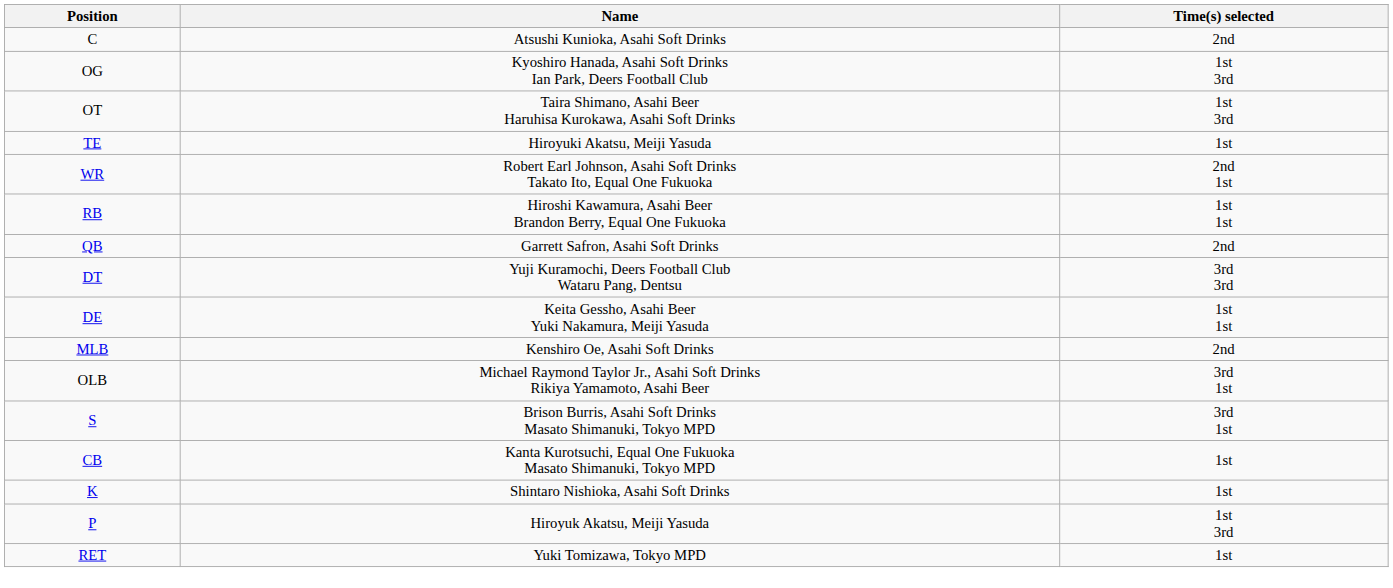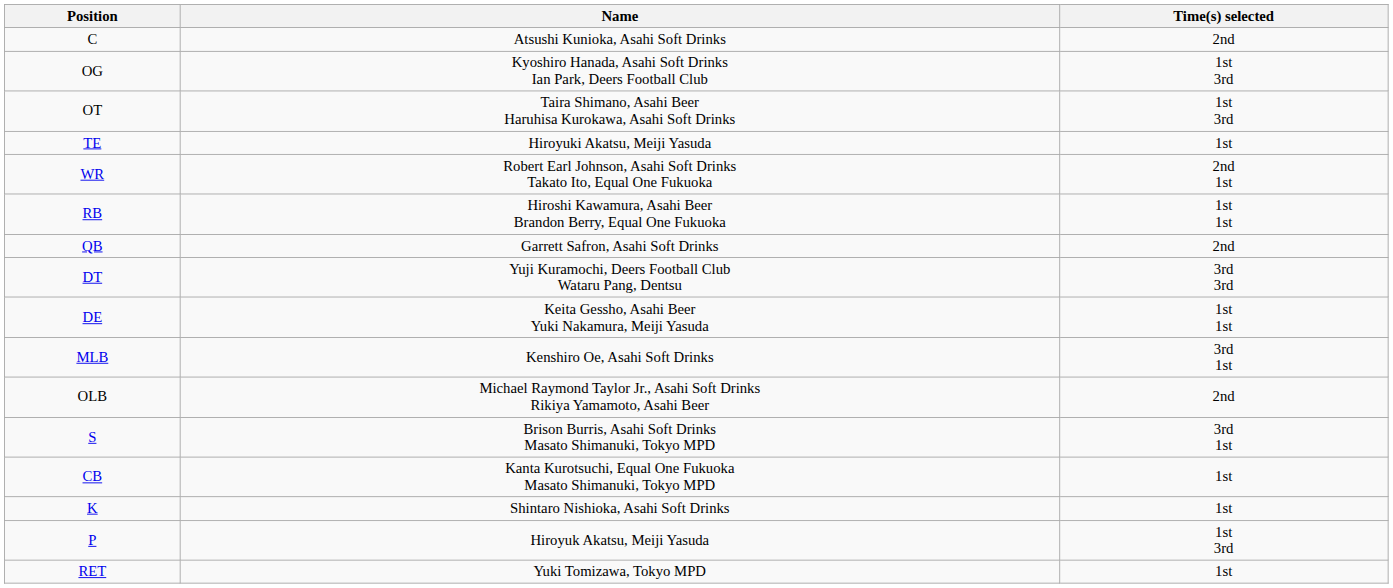(1224, 348) 2nd -> (1224, 357) 3rd 1st
(1224, 380) 3rd 1st -> (1224, 397) 2nd
